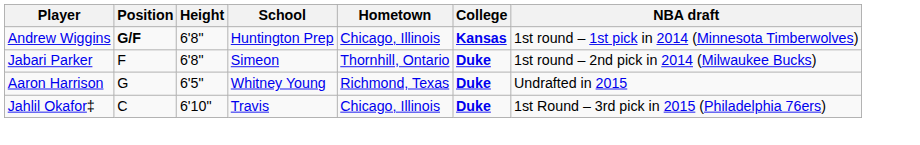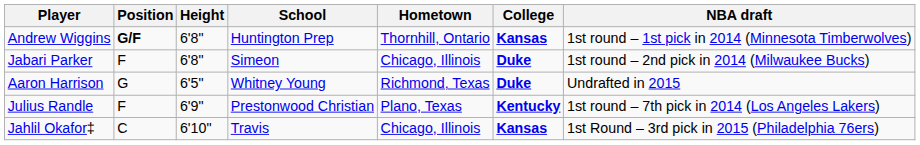(390, 38) Chicago, Illinois -> (435, 38) Thornhill, Ontario
(395, 60) Thornhill, Ontario -> (430, 60) Chicago, Illinois
+ row: (50, 106)
(473, 106) Duke -> (522, 128) Kansas
